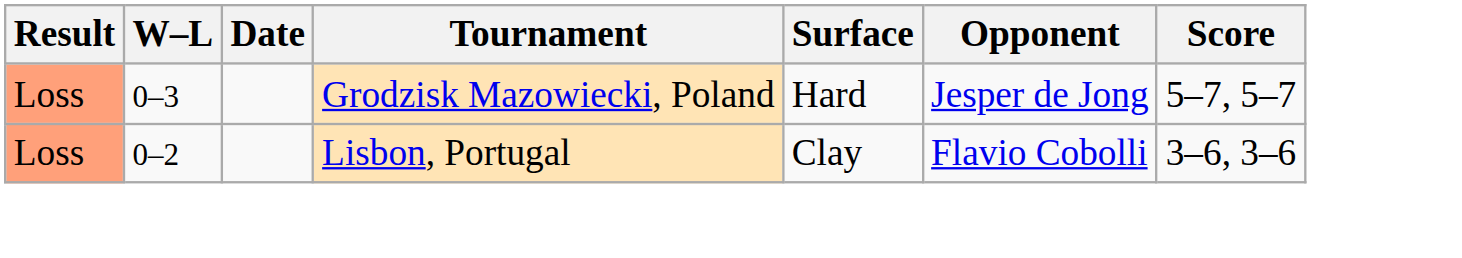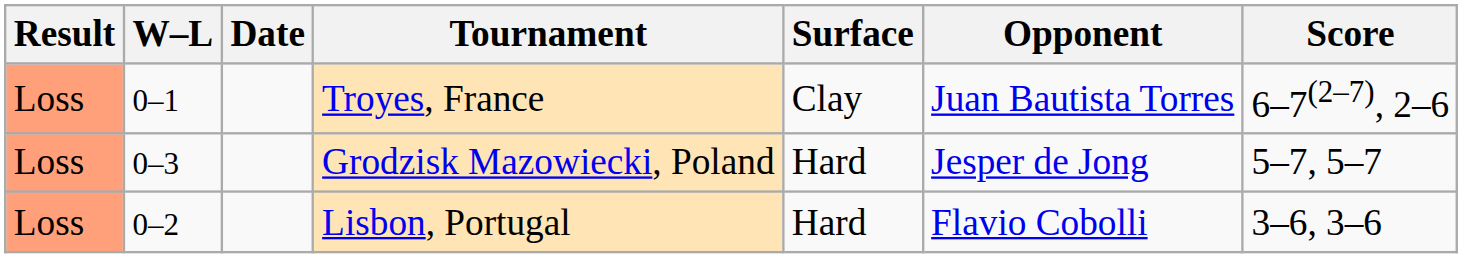+ row: (433, 98)
(827, 152) Clay -> (829, 221) Hard
